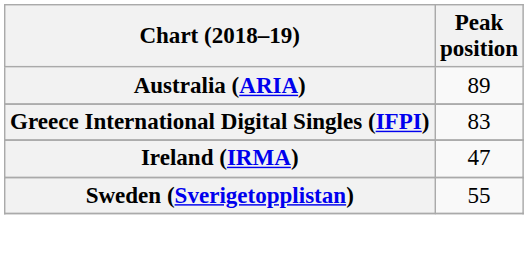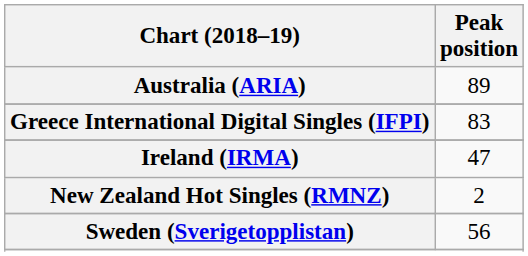+ row: (220, 194)
(479, 194) 55 -> (479, 231) 56
